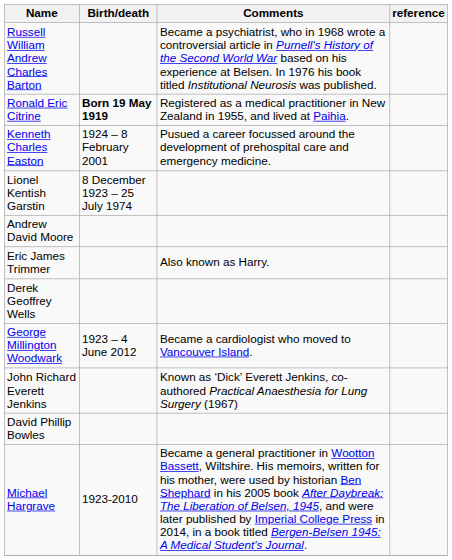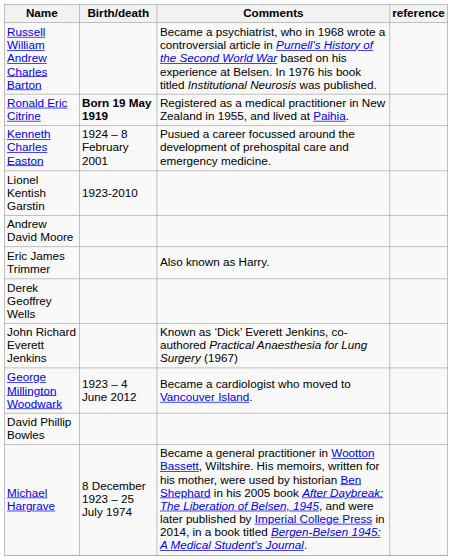(114, 192) 8 December 1923 – 25 July 1974 -> (110, 192) 1923-2010
rows swapped: (35, 345) <-> (41, 390)
(110, 500) 1923-2010 -> (114, 500) 8 December 1923 – 25 July 1974
